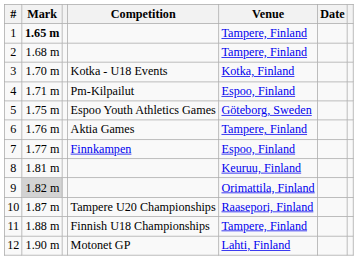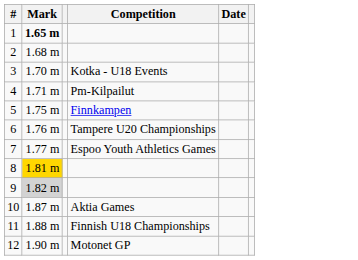- column: (268, 14)
(143, 110) Espoo Youth Athletics Games -> (101, 110) Finnkampen
(103, 129) Aktia Games -> (143, 129) Tampere U20 Championships
(101, 149) Finnkampen -> (143, 149) Espoo Youth Athletics Games
(43, 168) no background -> (43, 168) gold background
(143, 206) Tampere U20 Championships -> (103, 206) Aktia Games
